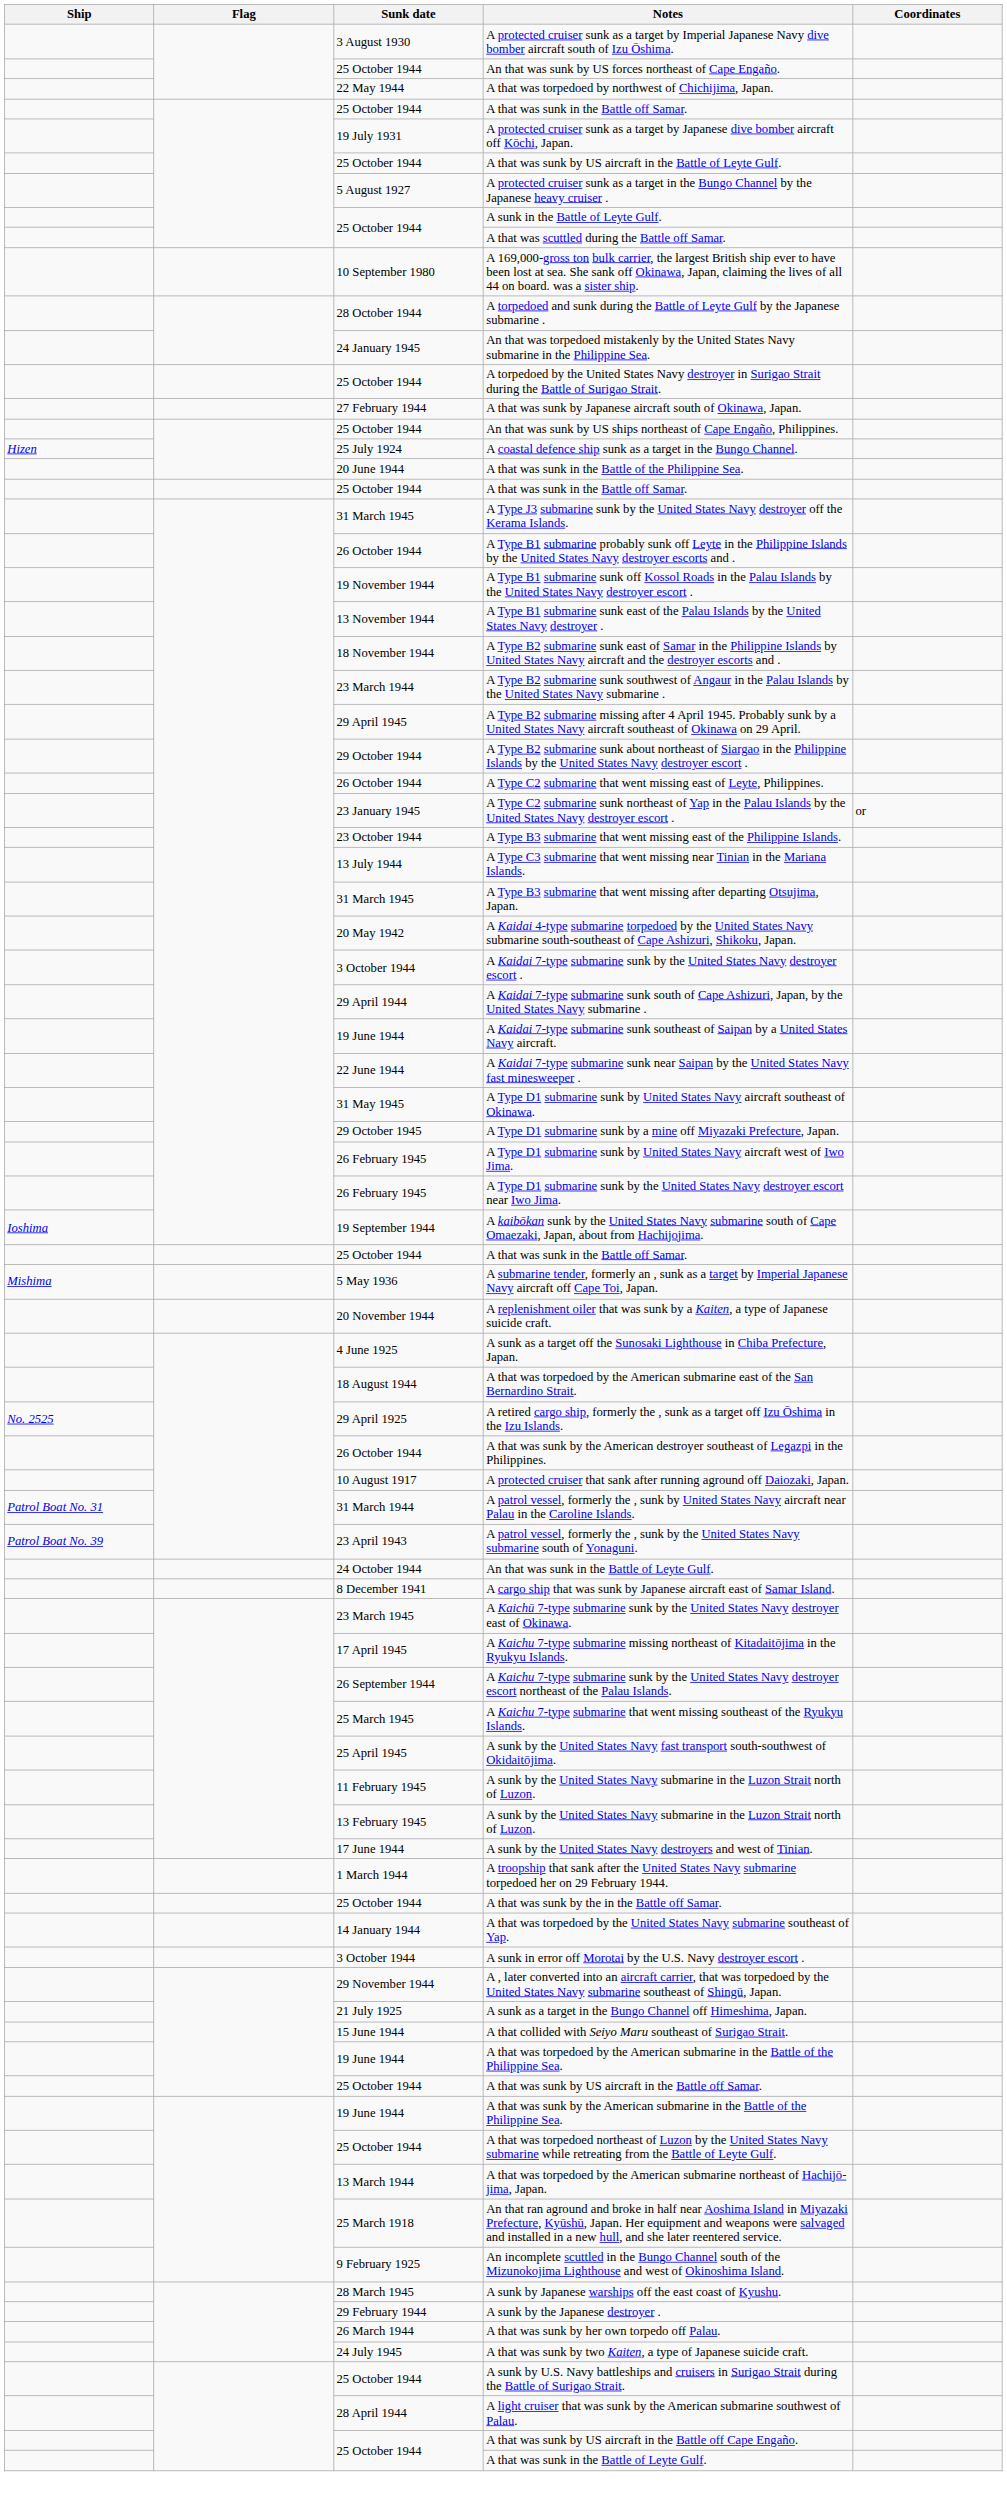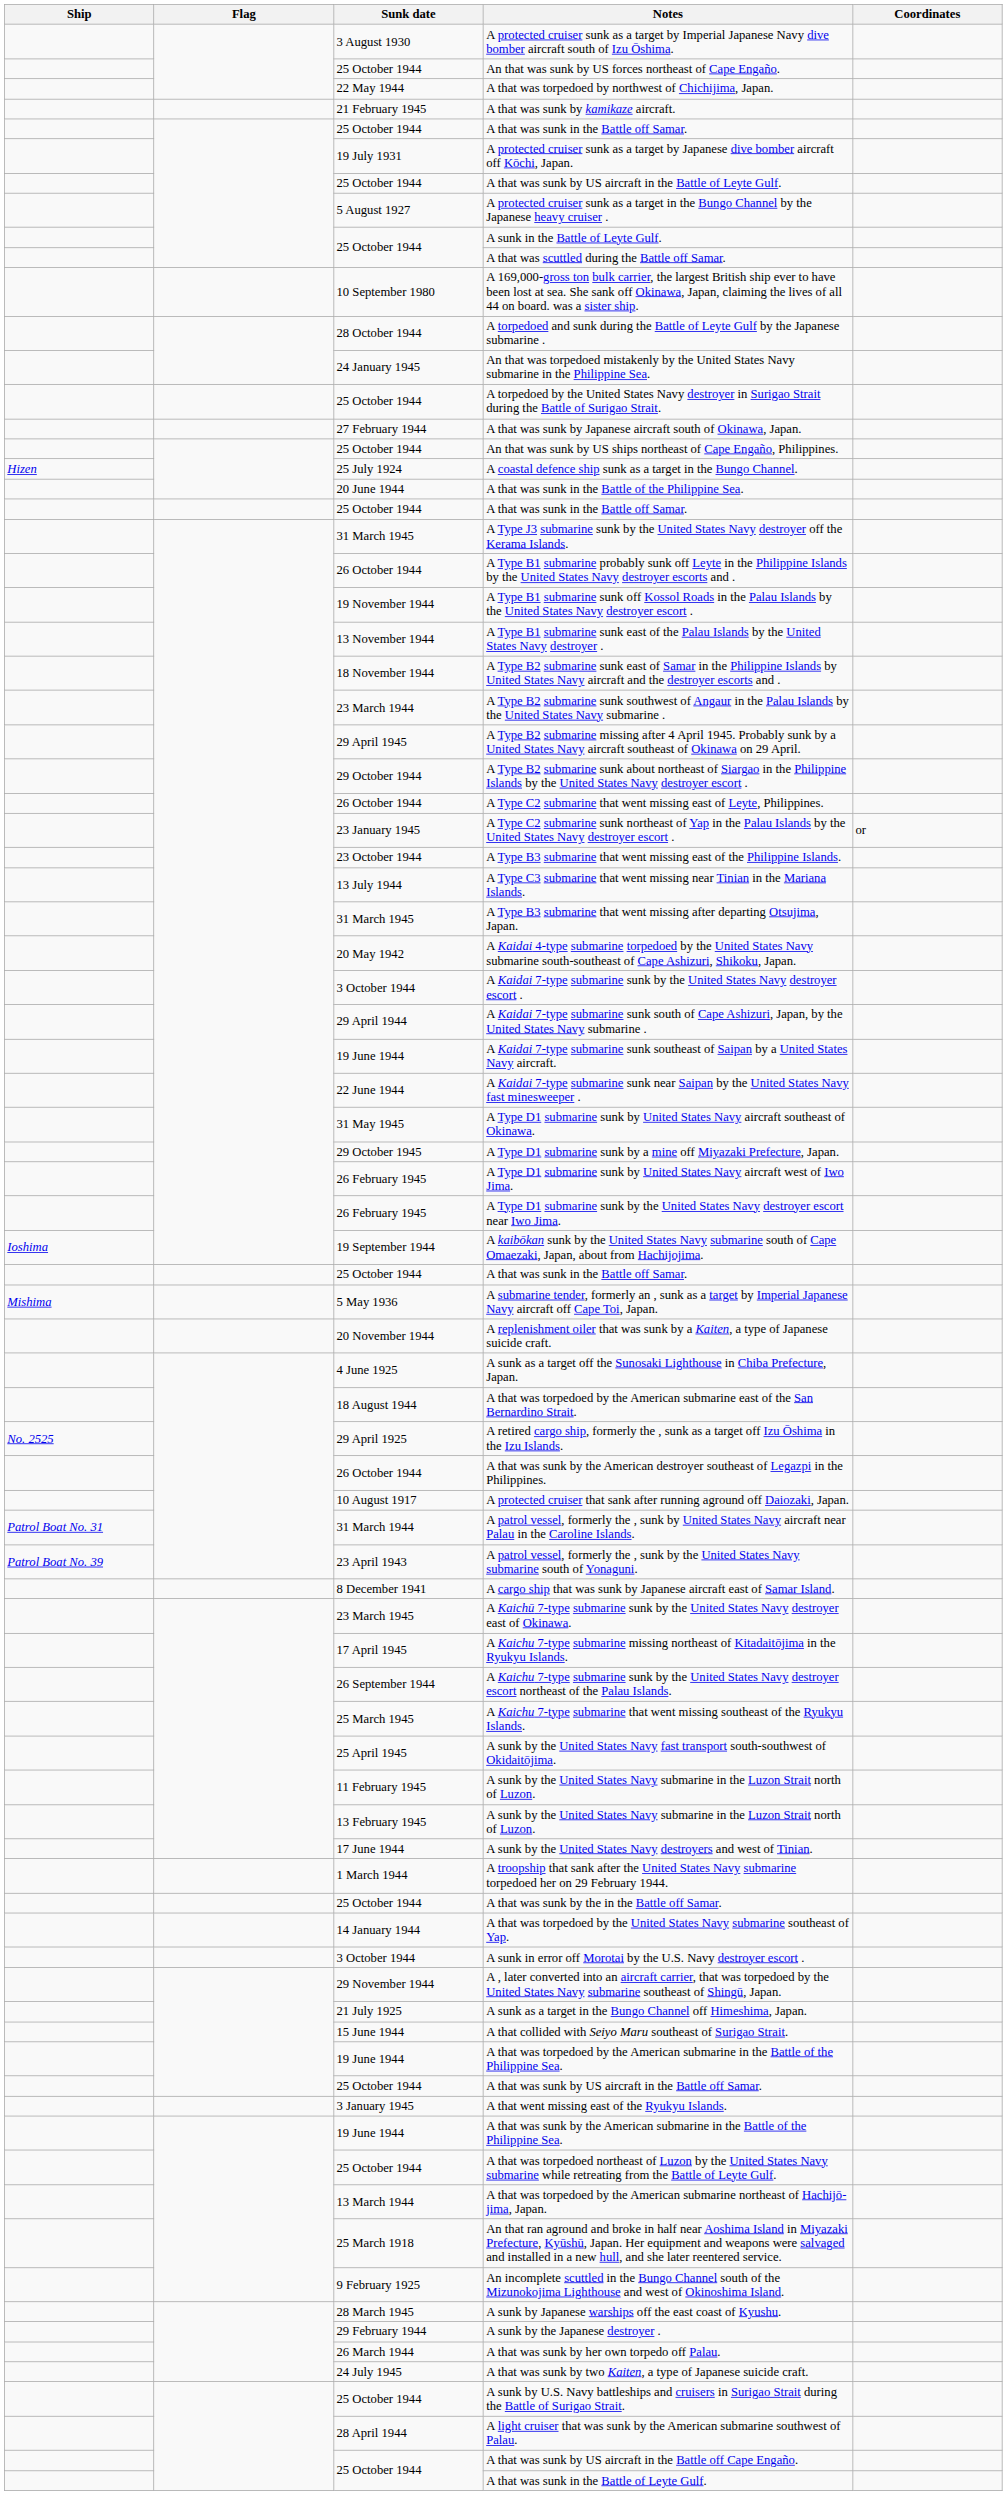+ row: (381, 108)
- row: (379, 1568)
+ row: (375, 2106)
